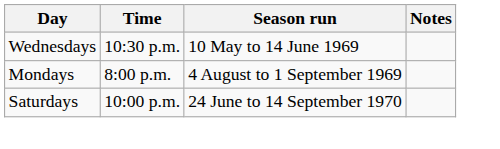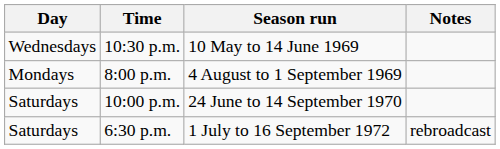+ row: (138, 130)
